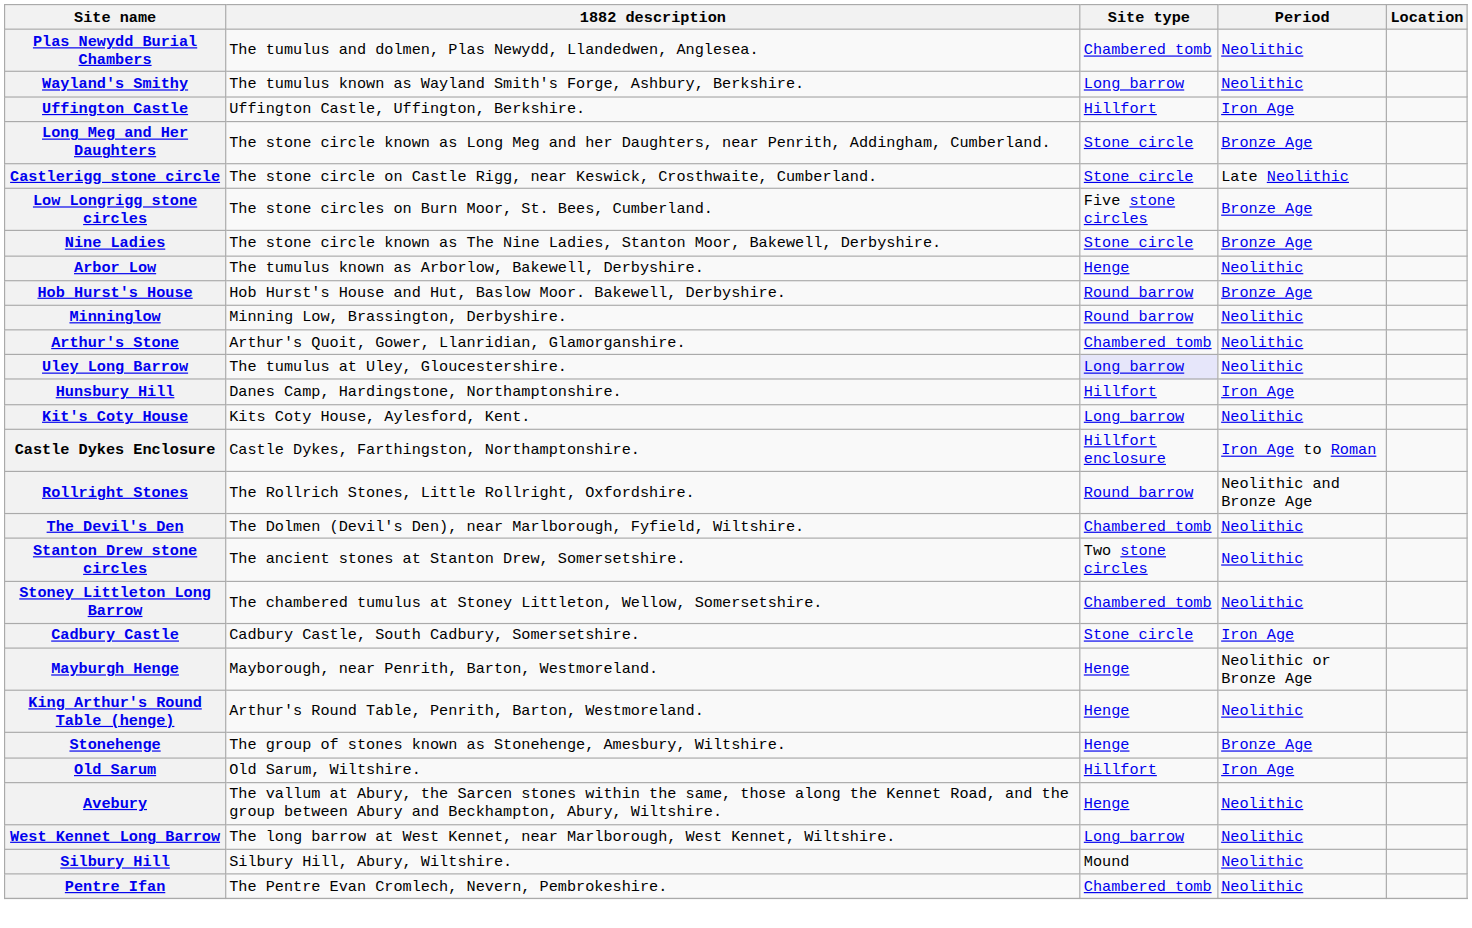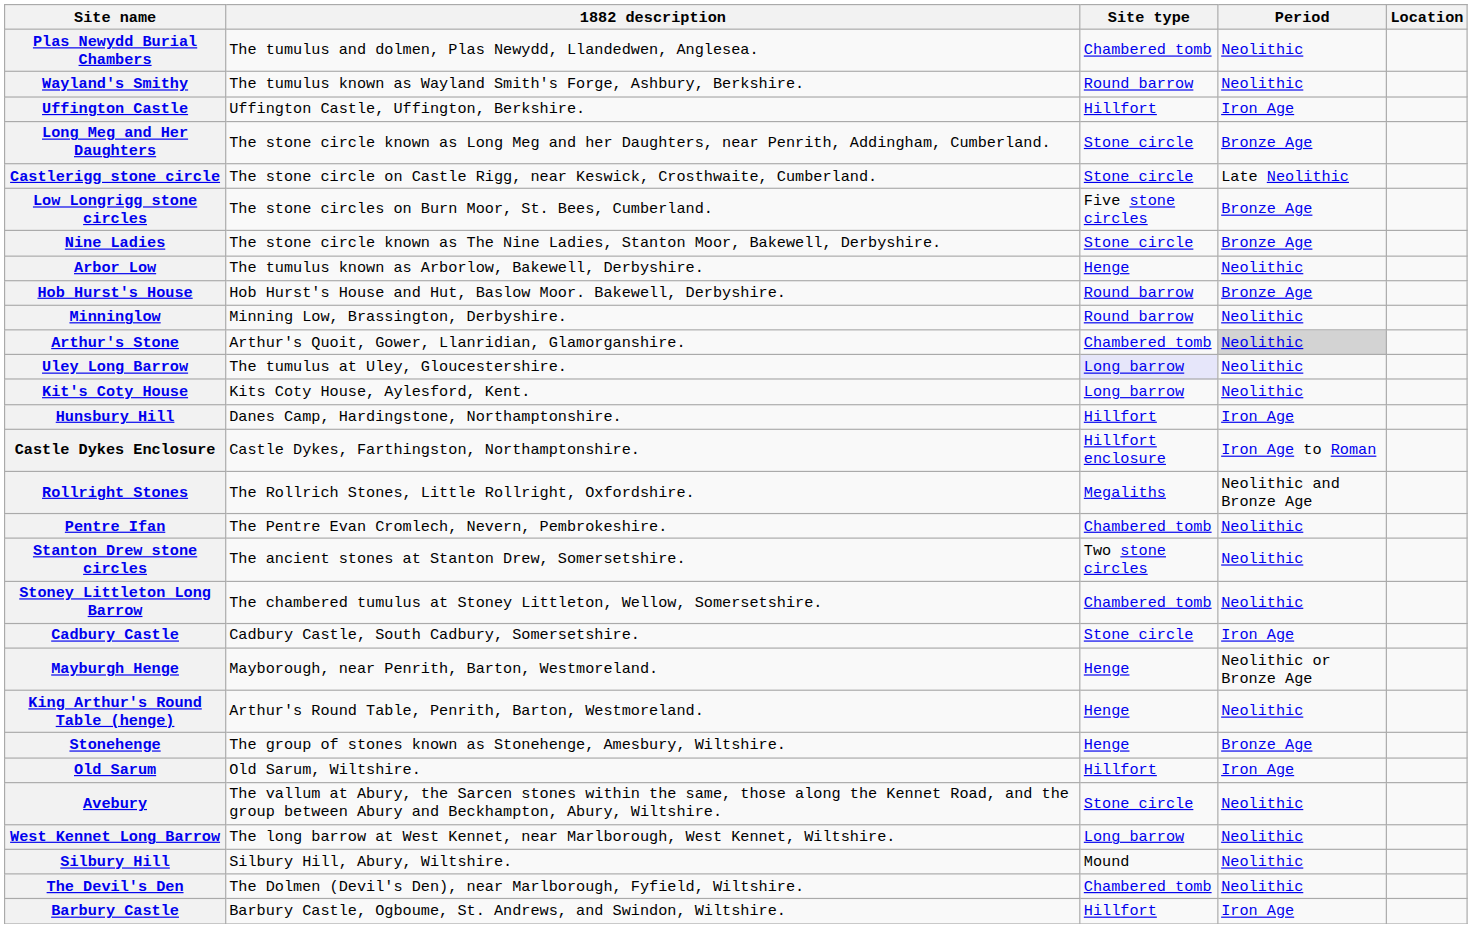(1134, 84) Long barrow -> (1139, 84) Round barrow
(1262, 342) no background -> (1262, 342) lightgrey background
rows swapped: (115, 417) <-> (115, 392)
(1139, 493) Round barrow -> (1125, 493) Megaliths
rows swapped: (115, 887) <-> (115, 526)
(1107, 803) Henge -> (1139, 803) Stone circle
+ row: (115, 911)
